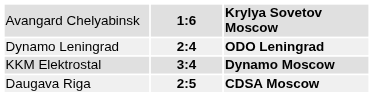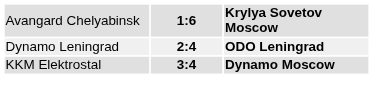- row: (48, 83)
